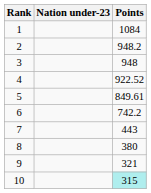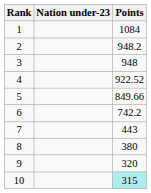(130, 96) 849.61 -> (130, 96) 849.66
(130, 163) 321 -> (130, 163) 320
